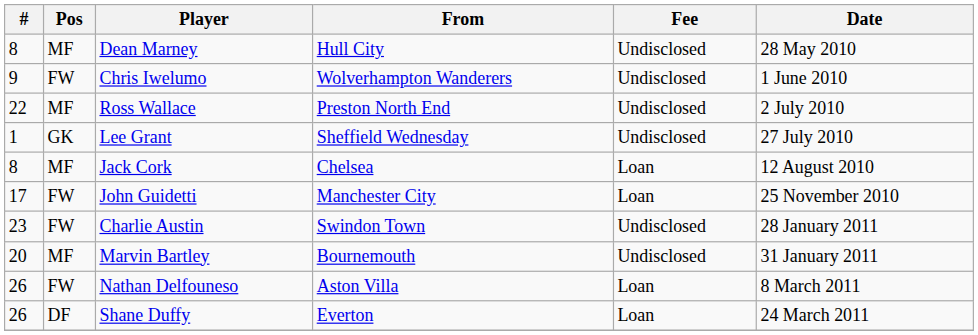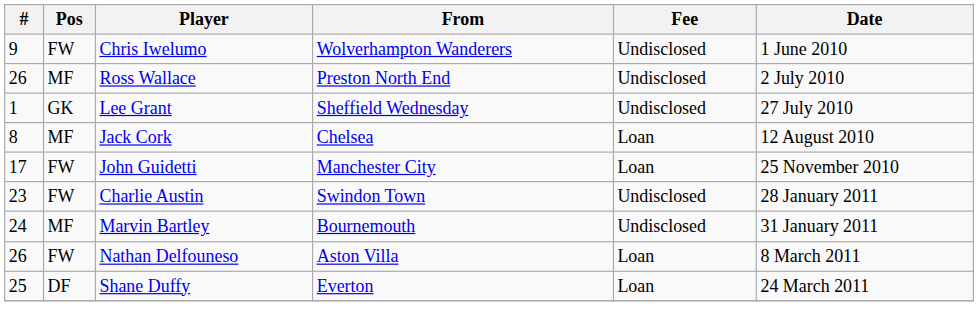- row: (148, 49)
(18, 108) 22 -> (18, 78) 26
(18, 256) 20 -> (18, 226) 24
(18, 315) 26 -> (18, 285) 25
